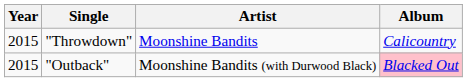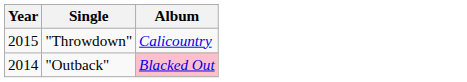- column: (258, 16)
(23, 64) 2015 -> (23, 64) 2014
